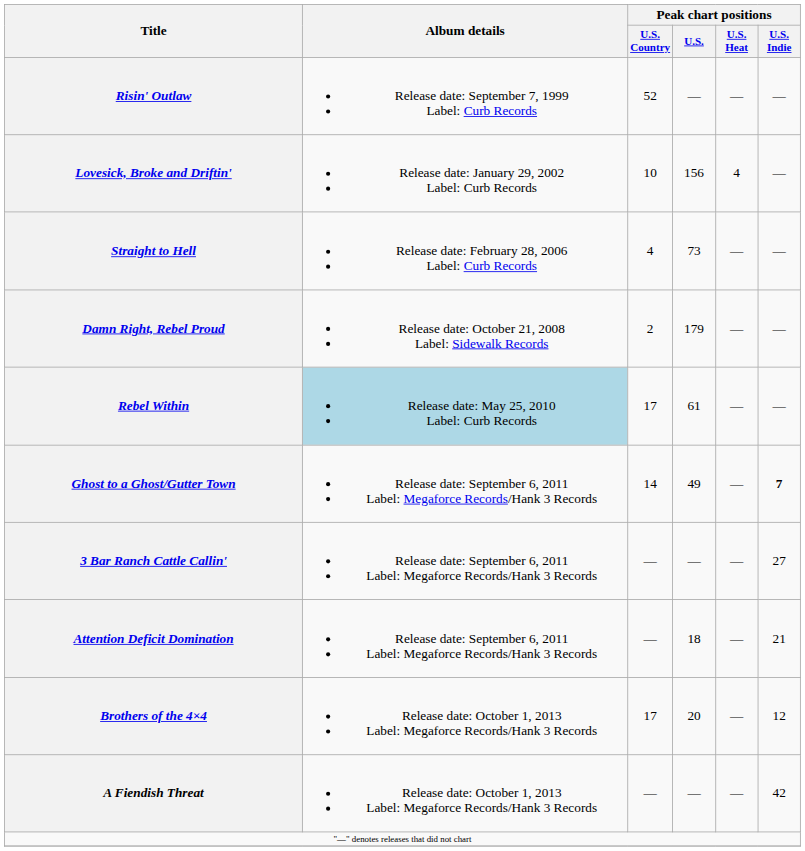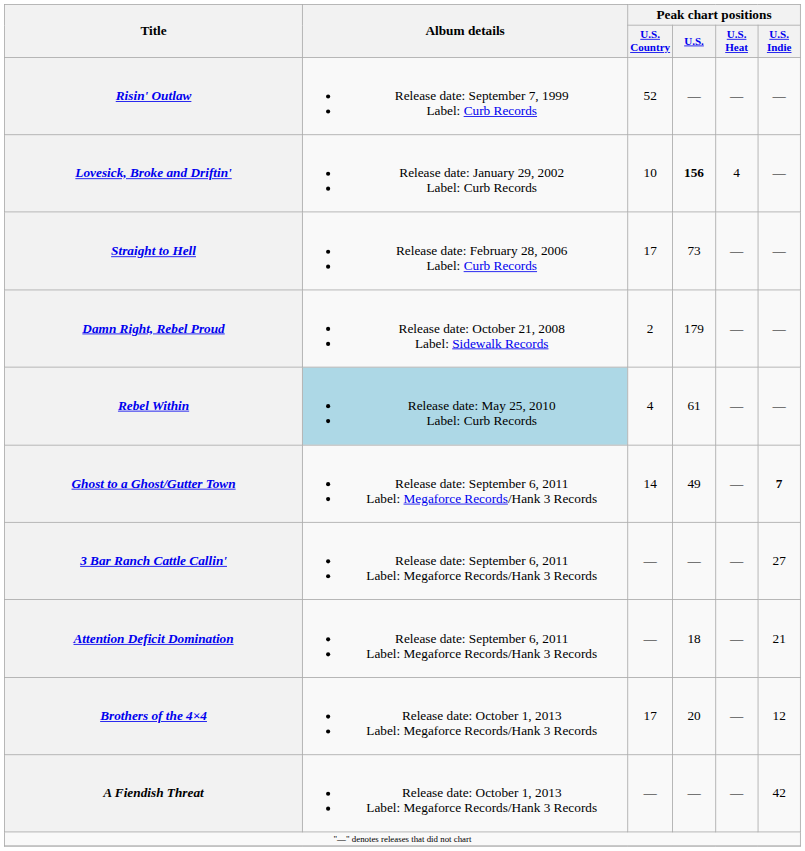(694, 173) normal -> (694, 173) bold
(650, 251) 4 -> (650, 251) 17
(650, 406) 17 -> (650, 406) 4
